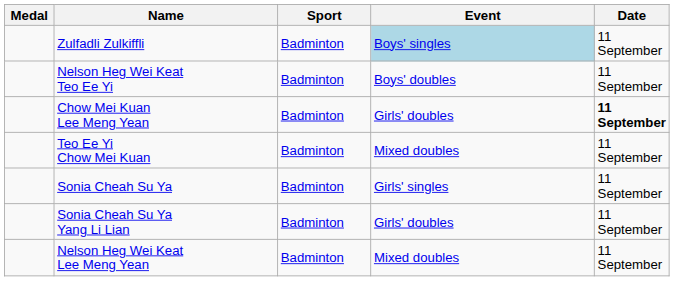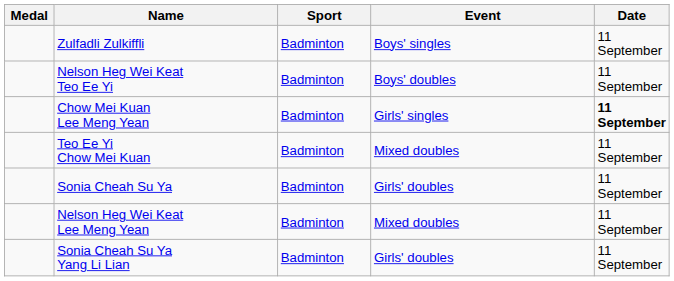(412, 43) lightblue background -> (412, 43) no background
(414, 115) Girls' doubles -> (411, 115) Girls' singles
(411, 186) Girls' singles -> (414, 186) Girls' doubles
rows swapped: (115, 222) <-> (120, 258)
